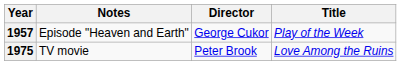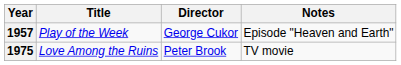columns swapped: (334, 13) <-> (114, 13)
